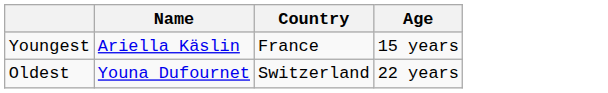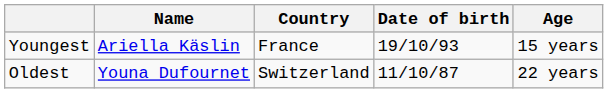+ column: (444, 18)
